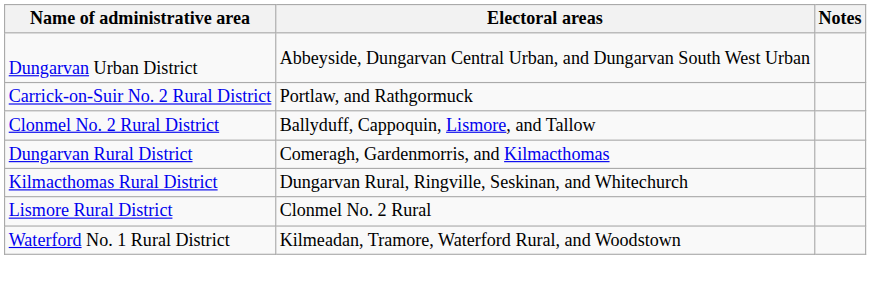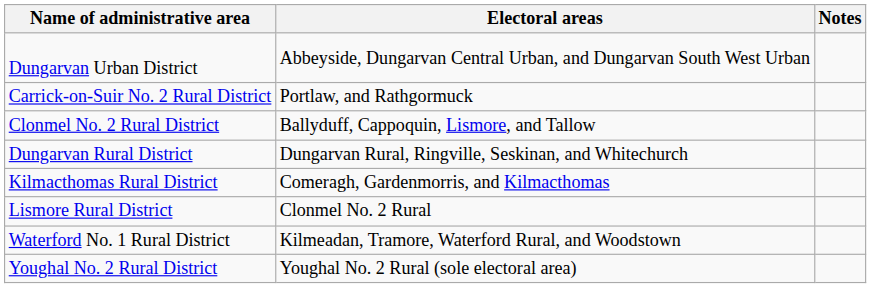(445, 153) Comeragh, Gardenmorris, and Kilmacthomas -> (484, 153) Dungarvan Rural, Ringville, Seskinan, and Whitechurch
(484, 182) Dungarvan Rural, Ringville, Seskinan, and Whitechurch -> (445, 182) Comeragh, Gardenmorris, and Kilmacthomas
+ row: (113, 268)
